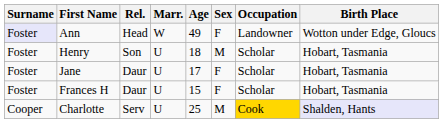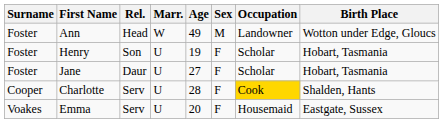(22, 33) lavender background -> (22, 33) no background
(218, 33) F -> (220, 33) M
(195, 52) 18 -> (195, 52) 19
(220, 52) M -> (218, 52) F
(195, 71) 17 -> (195, 71) 27
- row: (84, 90)
(195, 109) 25 -> (195, 90) 28
(220, 109) M -> (218, 90) F
(339, 109) lavender background -> (339, 90) no background
+ row: (75, 109)
